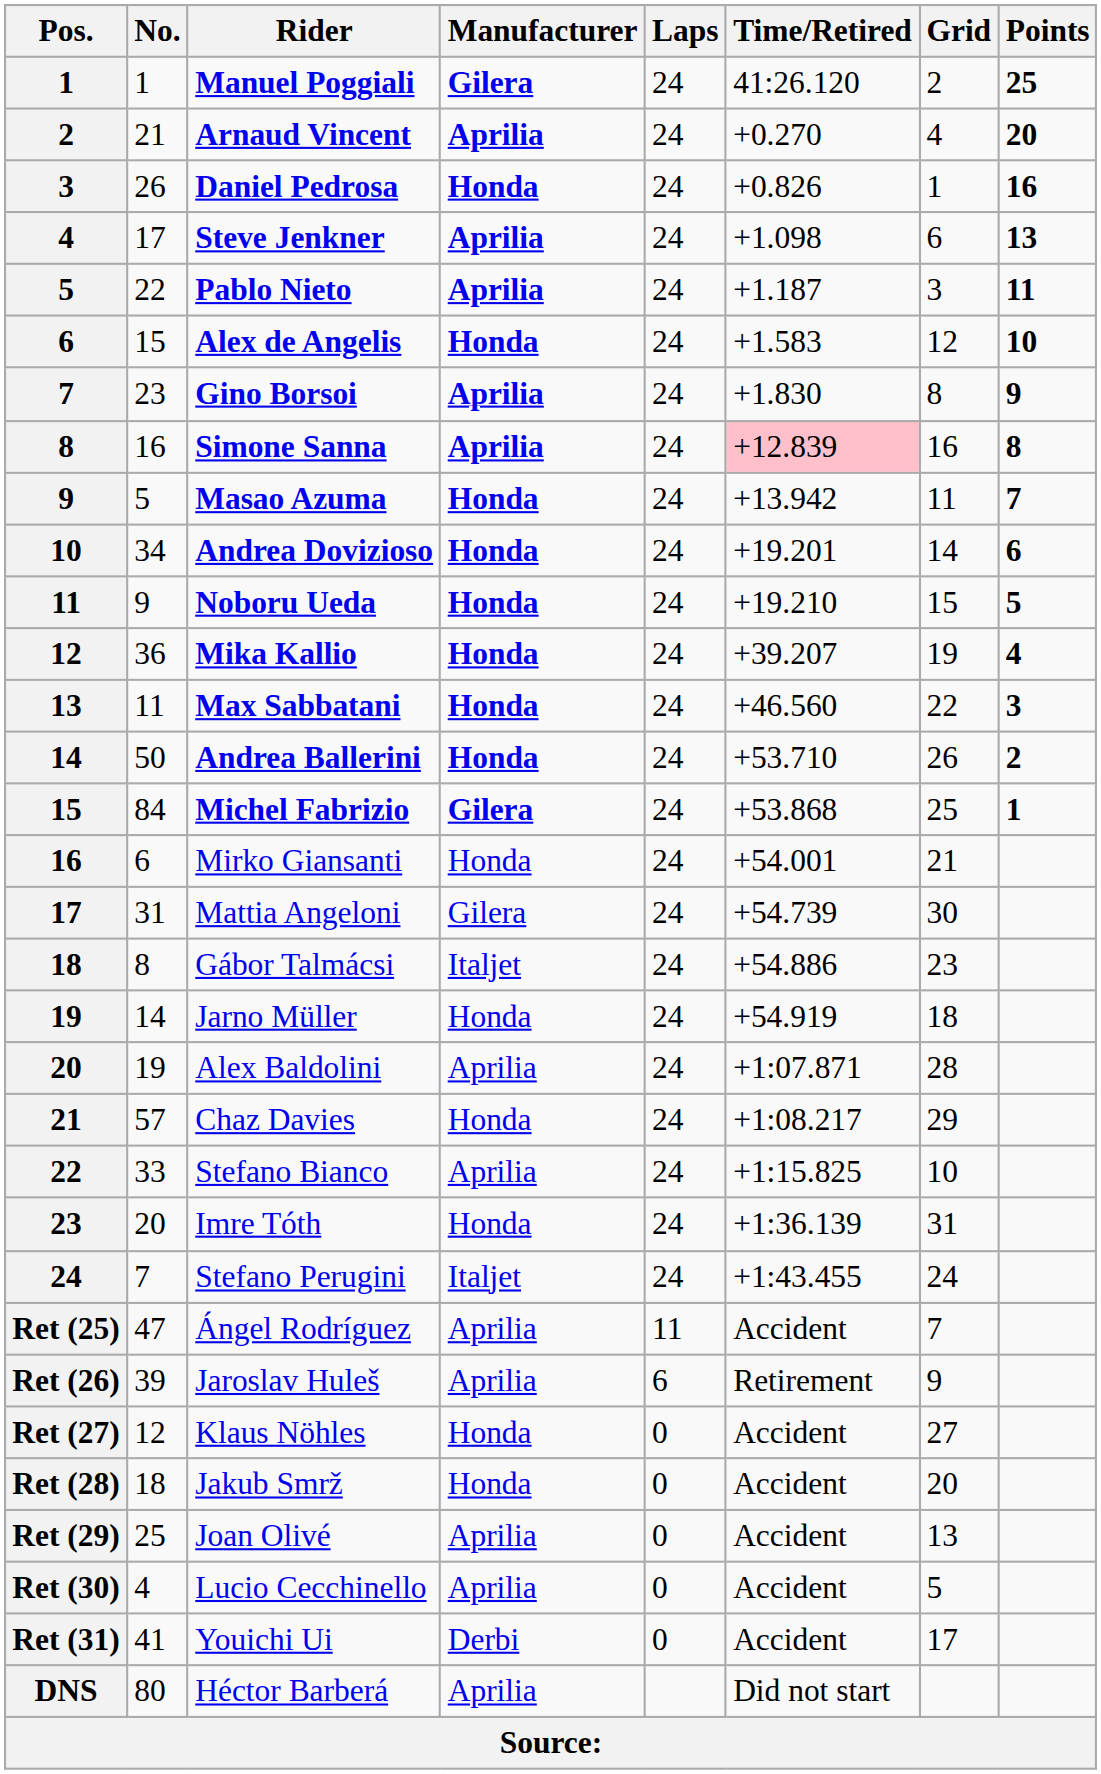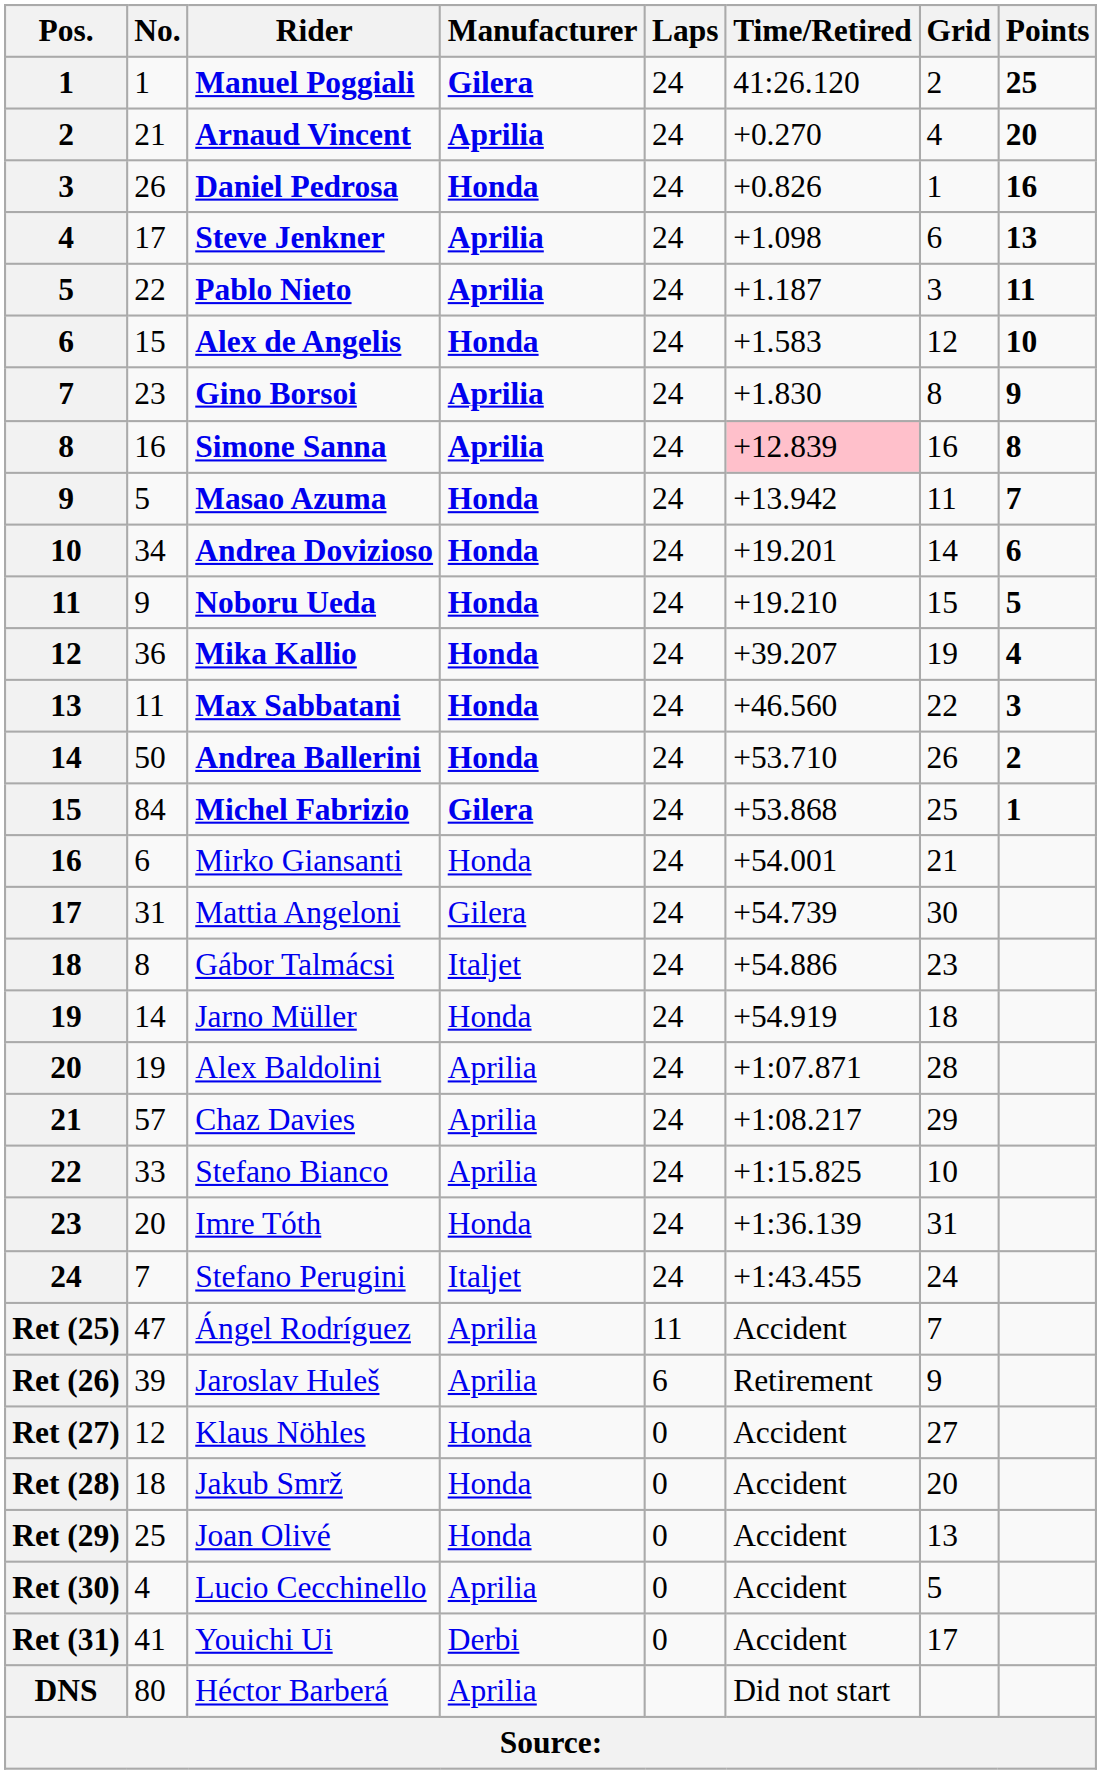(490, 1120) Honda -> (492, 1120) Aprilia
(492, 1535) Aprilia -> (490, 1535) Honda
